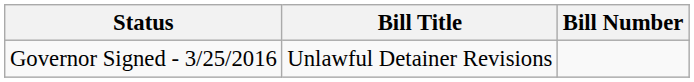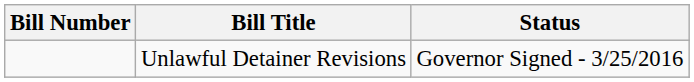columns swapped: (623, 22) <-> (143, 22)
